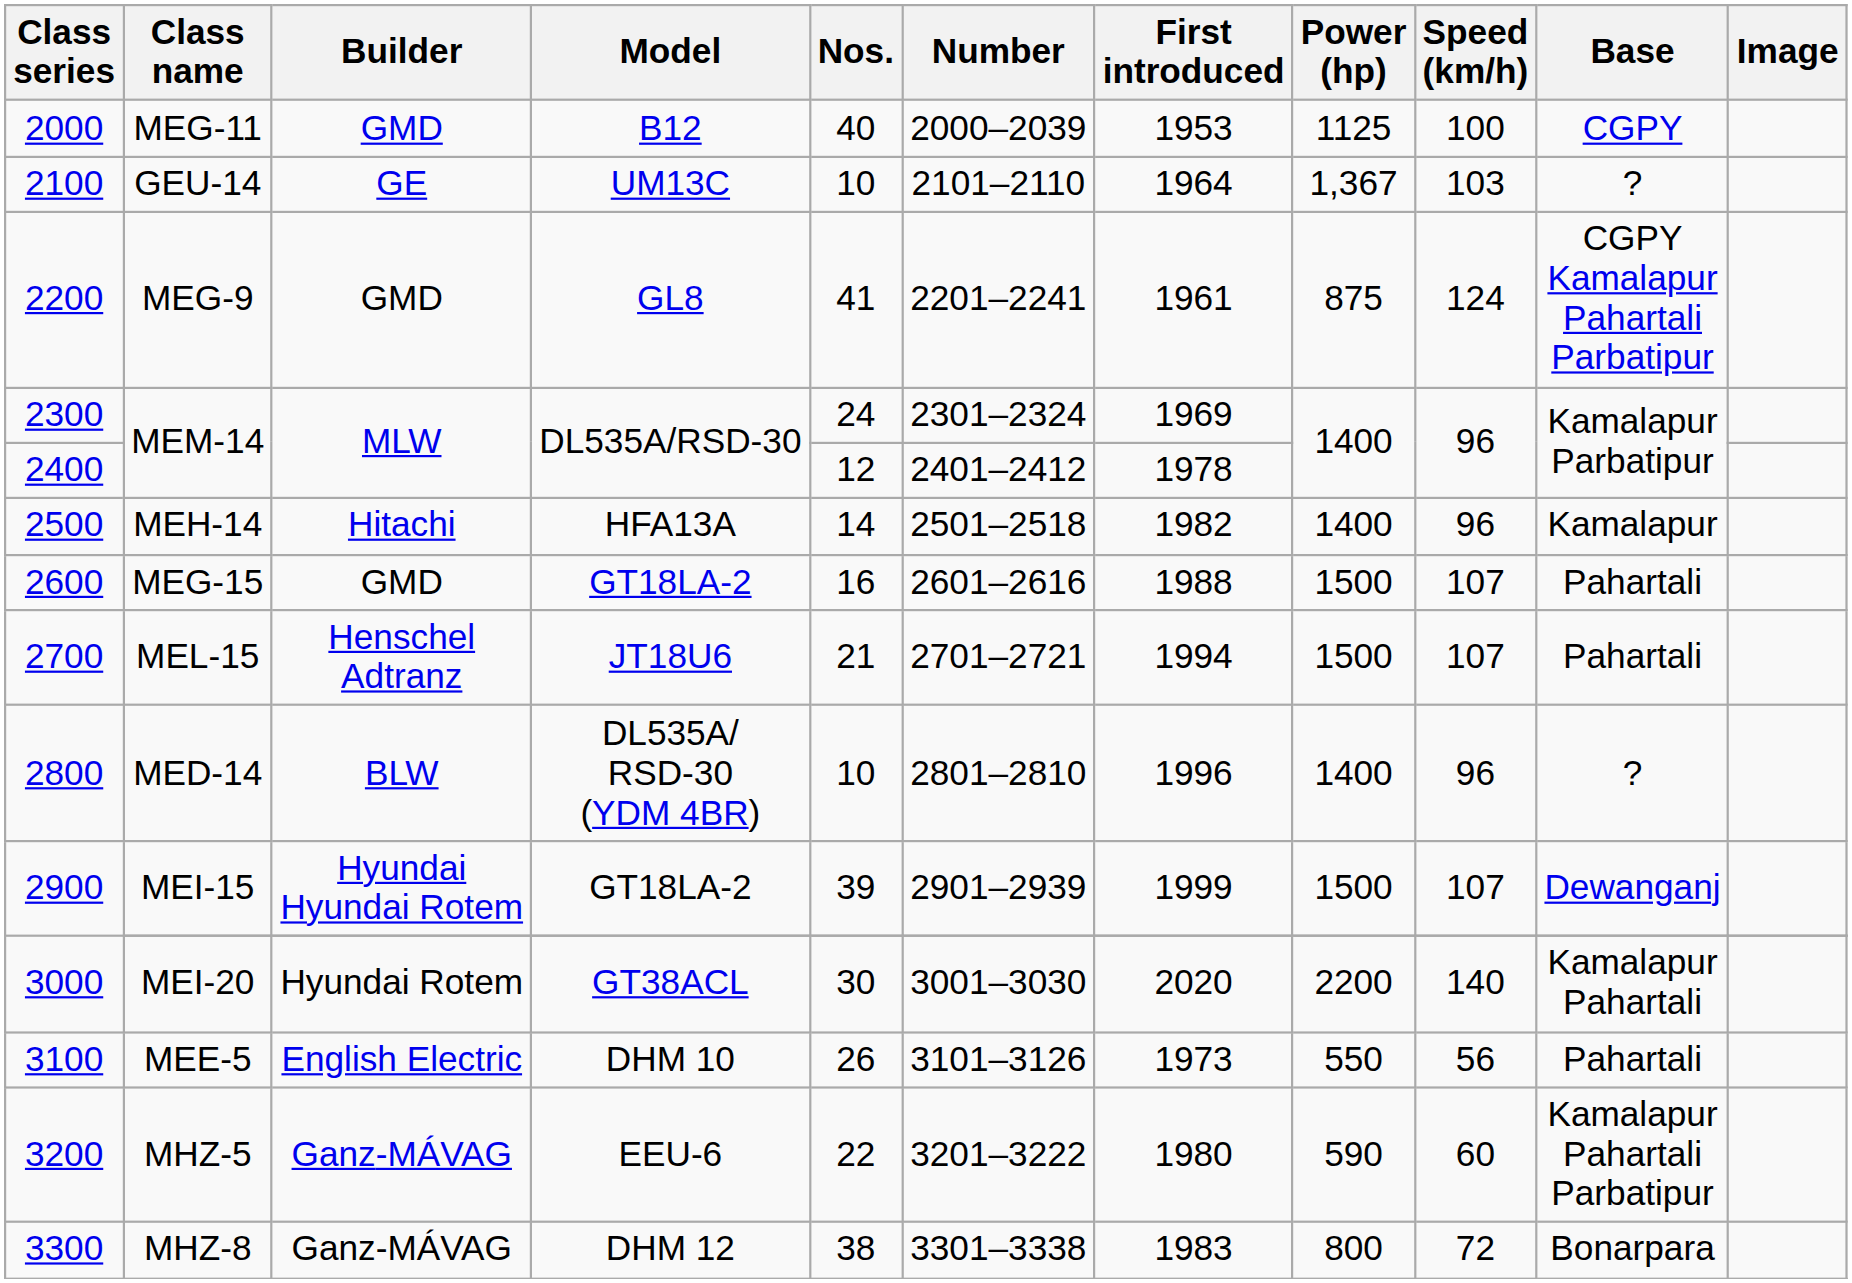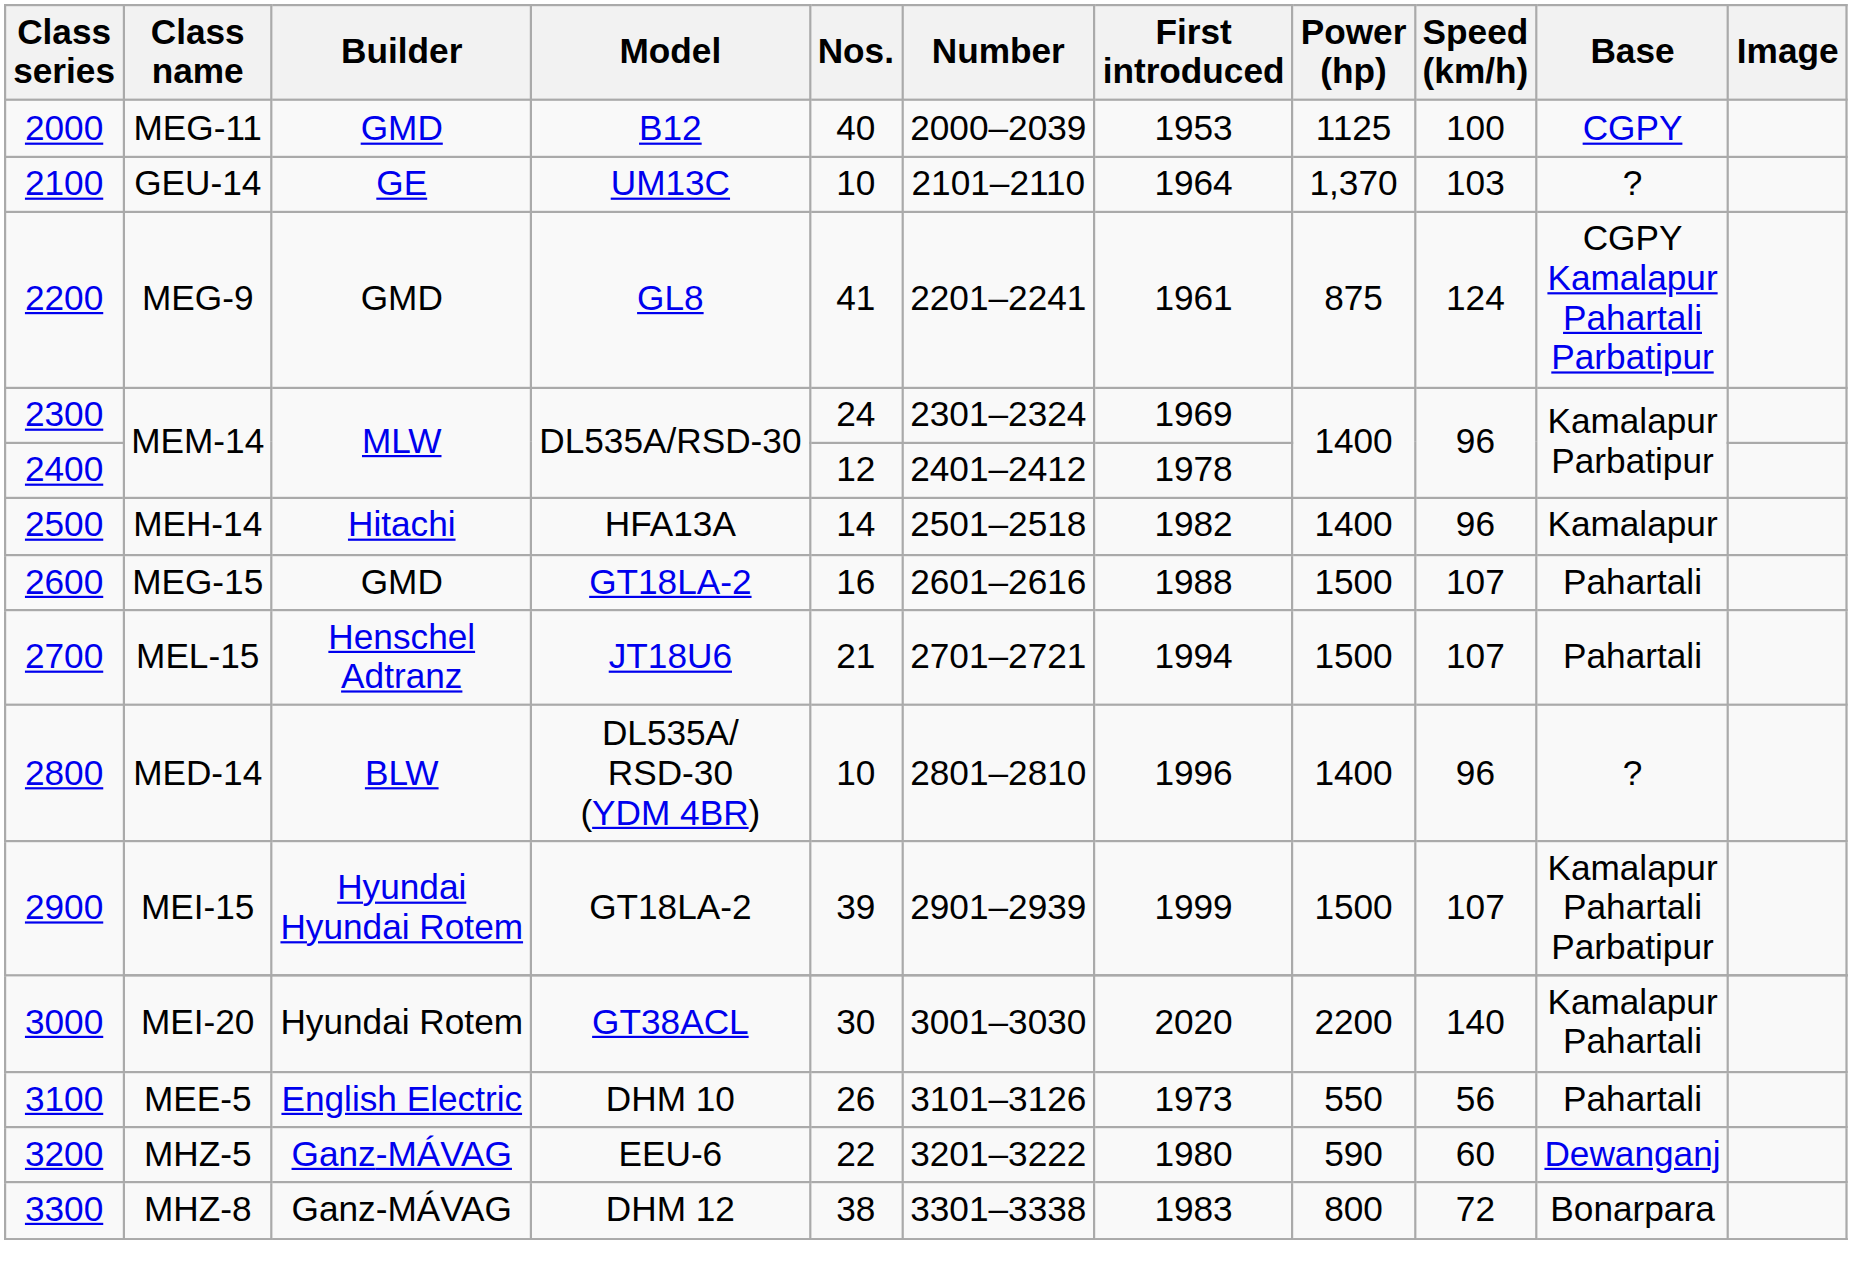(1354, 183) 1,367 -> (1354, 183) 1,370
(1633, 887) Dewanganj -> (1633, 907) Kamalapur Pahartali Parbatipur
(1633, 1154) Kamalapur Pahartali Parbatipur -> (1633, 1154) Dewanganj
